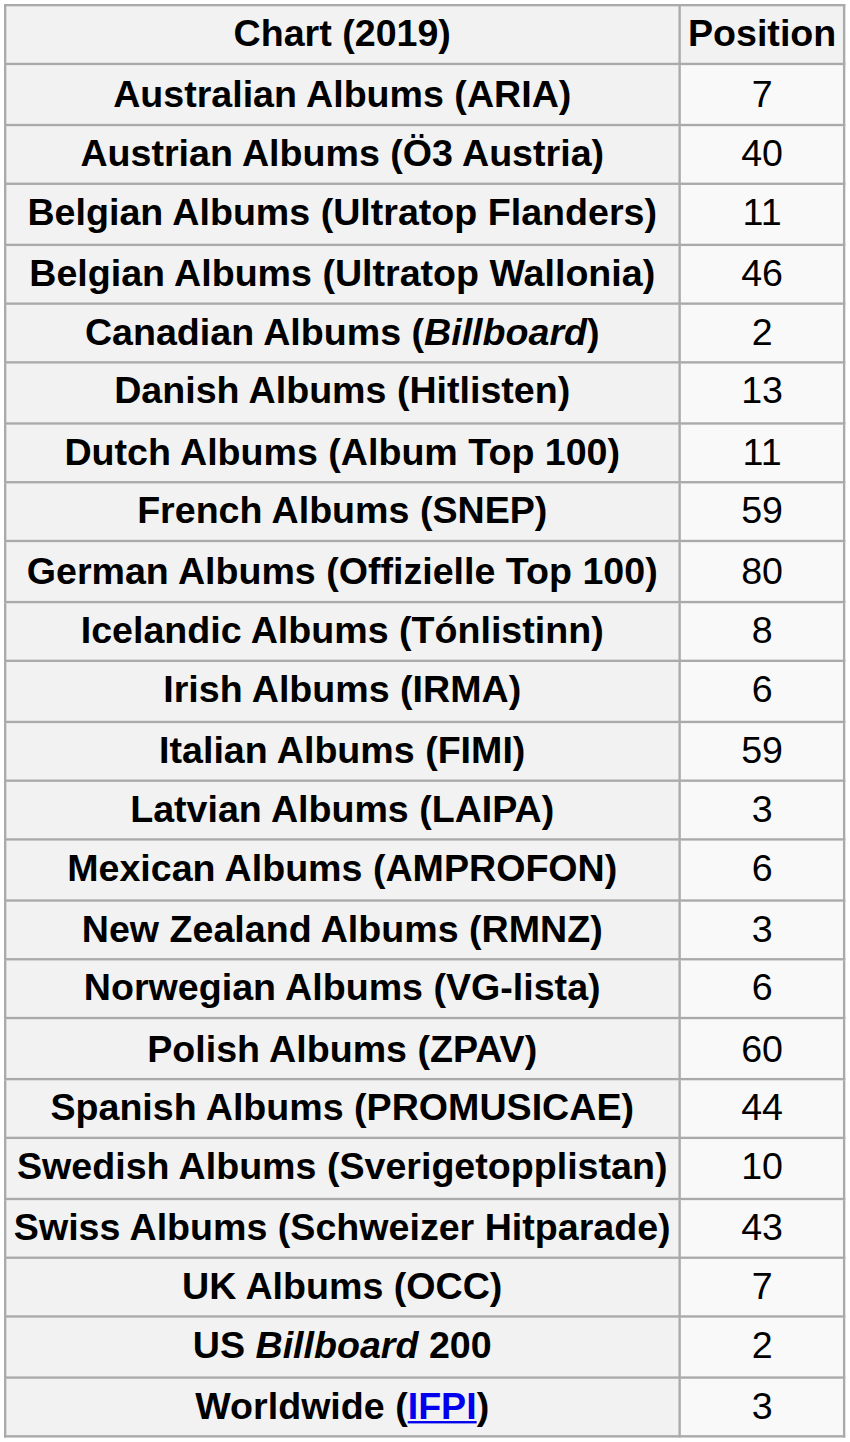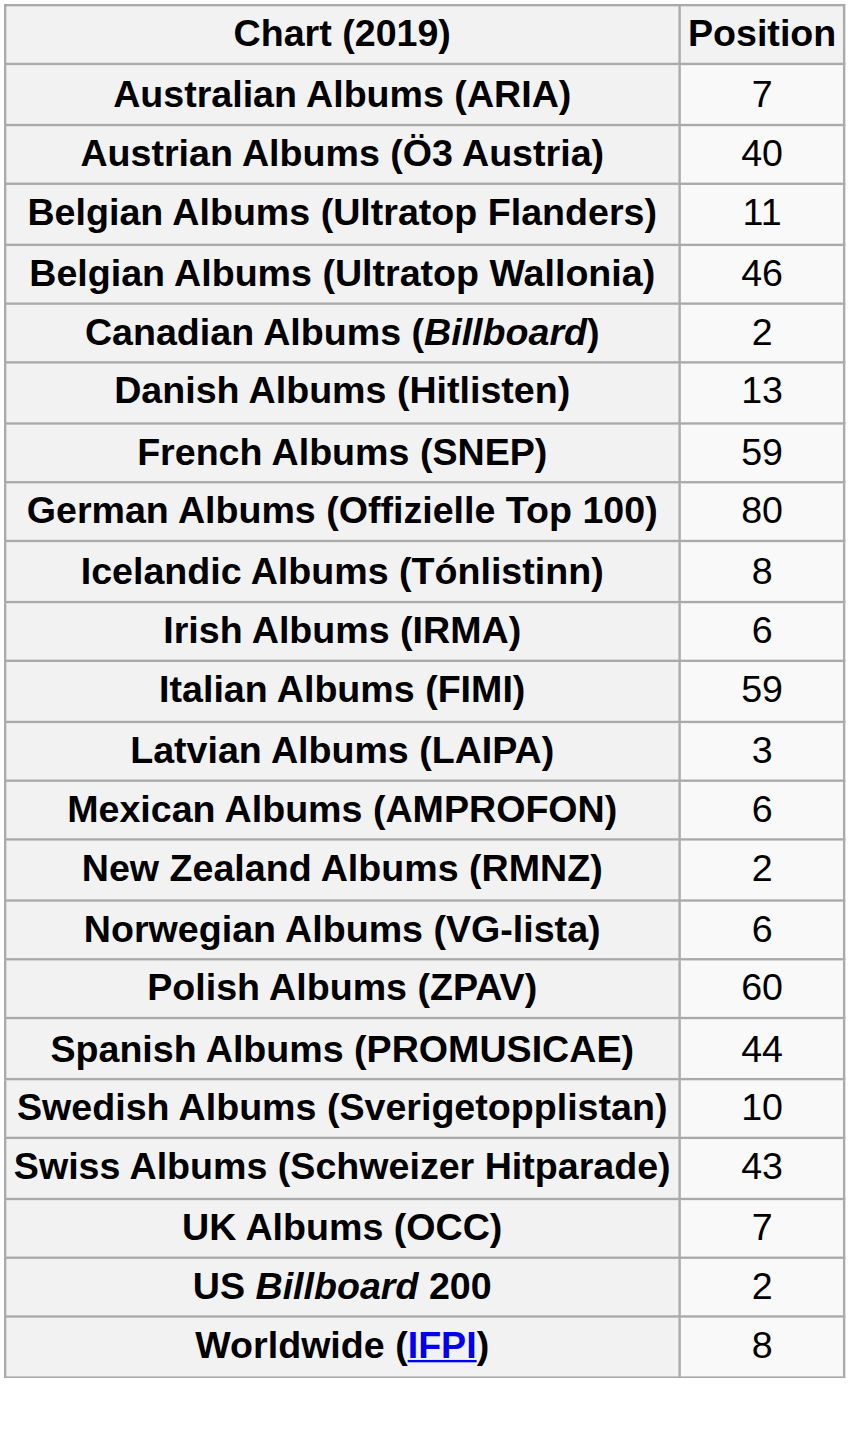- row: (342, 451)
(762, 928) 3 -> (762, 869) 2
(762, 1405) 3 -> (762, 1346) 8
